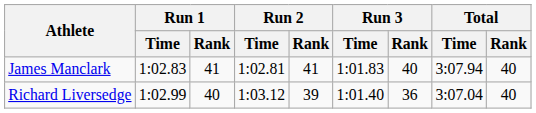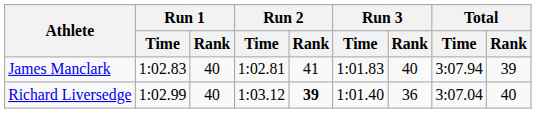(212, 69) 41 -> (212, 69) 40
(509, 69) 40 -> (509, 69) 39
(311, 95) normal -> (311, 95) bold
